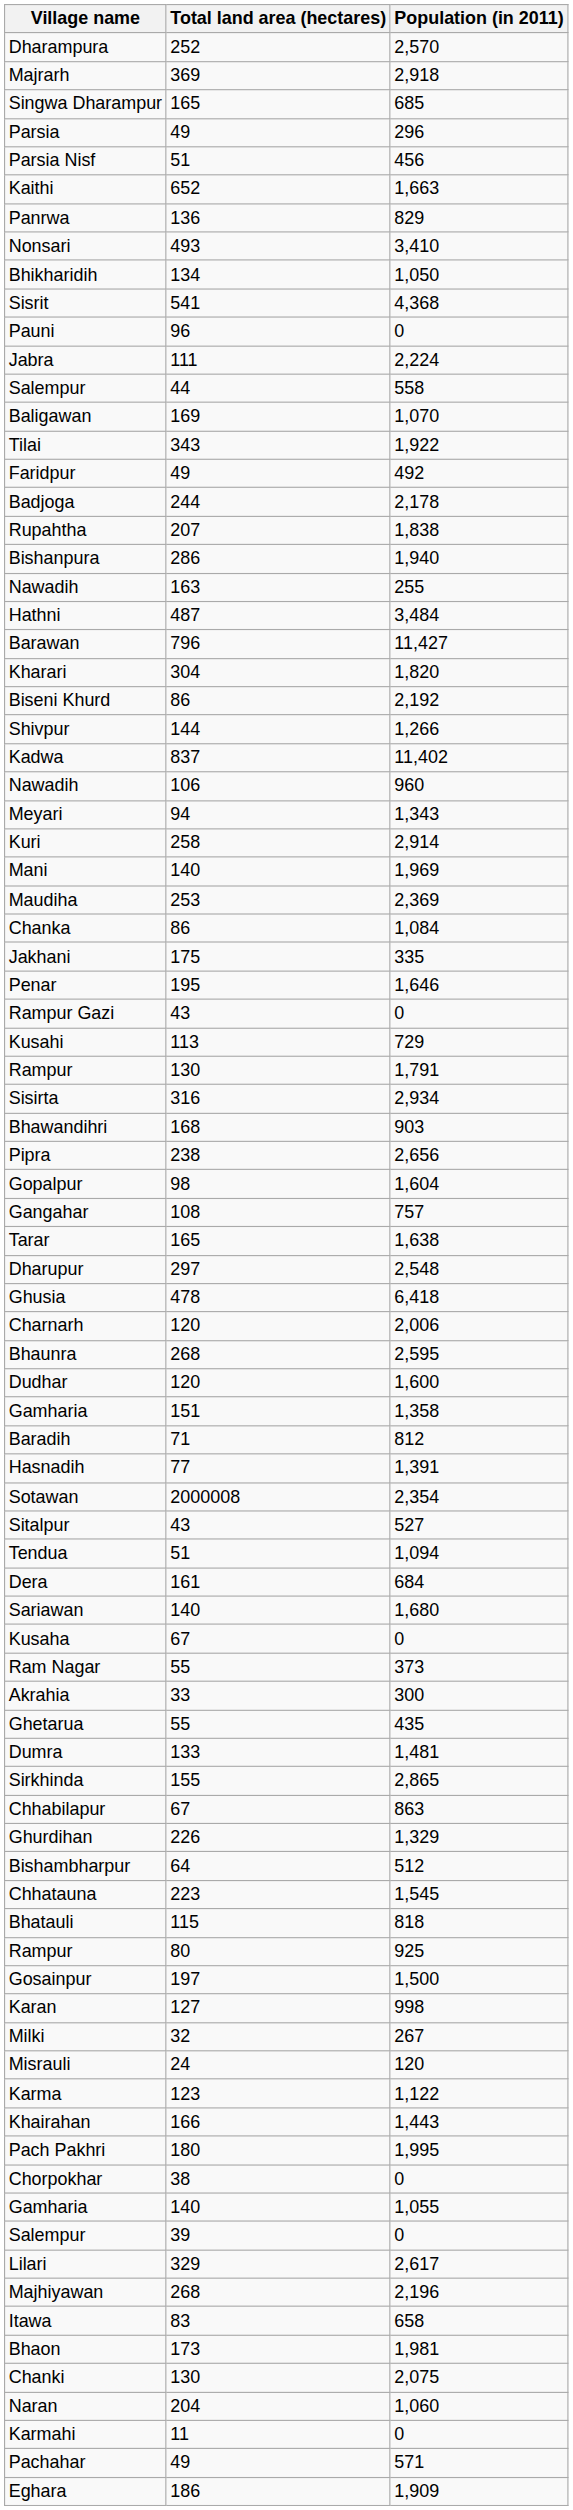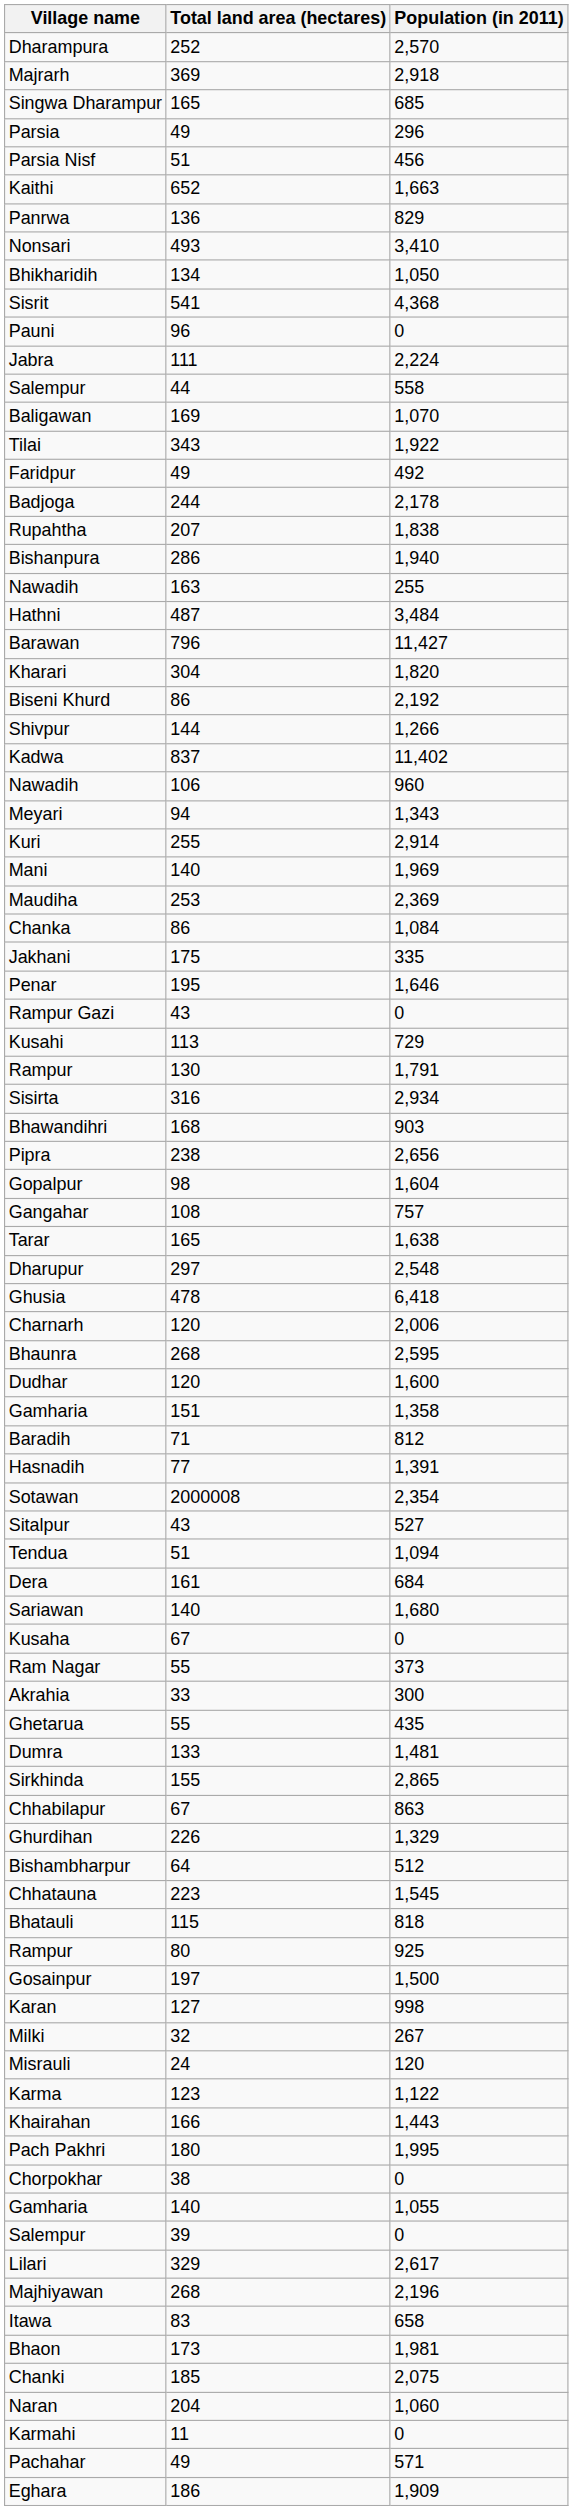(185, 842) 258 -> (185, 842) 255
(185, 2377) 130 -> (185, 2377) 185
